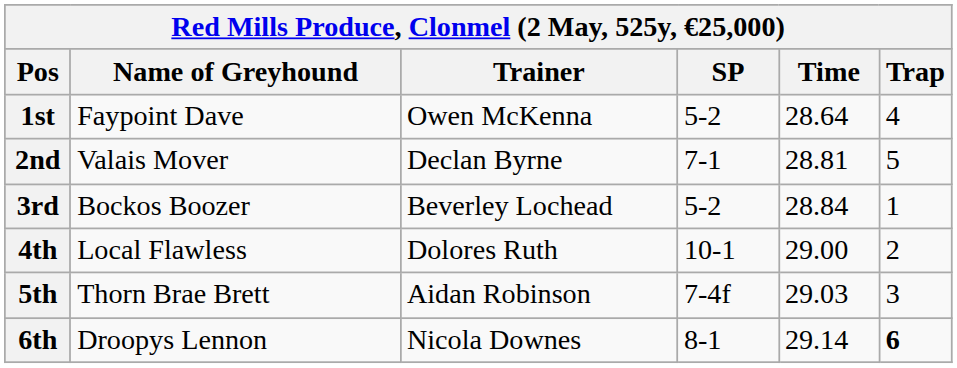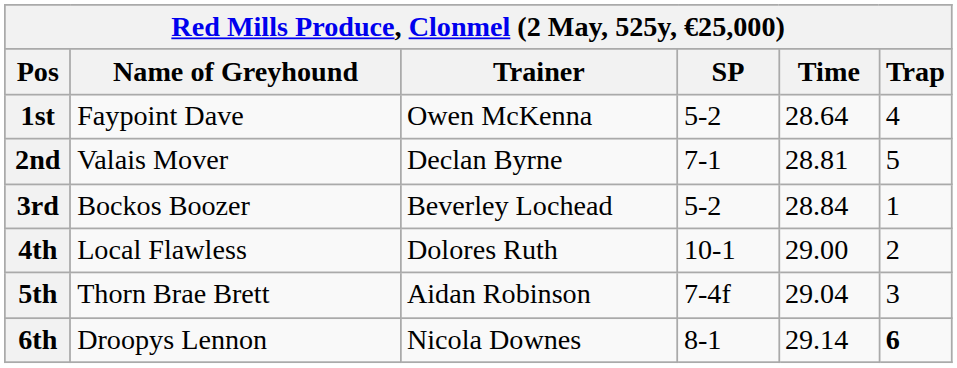(817, 294) 29.03 -> (817, 294) 29.04
